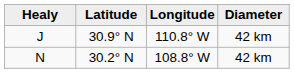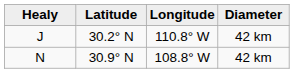(111, 36) 30.9° N -> (111, 36) 30.2° N
(111, 57) 30.2° N -> (111, 57) 30.9° N
